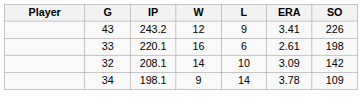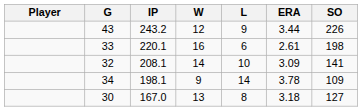(289, 30) 3.41 -> (289, 30) 3.44
(335, 64) 142 -> (335, 64) 141
+ row: (108, 98)
